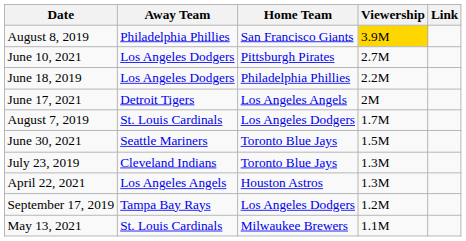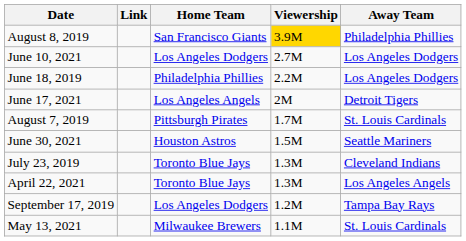columns swapped: (177, 15) <-> (445, 15)
(288, 57) Pittsburgh Pirates -> (211, 57) Los Angeles Dodgers
(298, 120) Los Angeles Dodgers -> (201, 120) Pittsburgh Pirates
(289, 141) Toronto Blue Jays -> (195, 141) Houston Astros
(282, 183) Houston Astros -> (202, 183) Toronto Blue Jays
